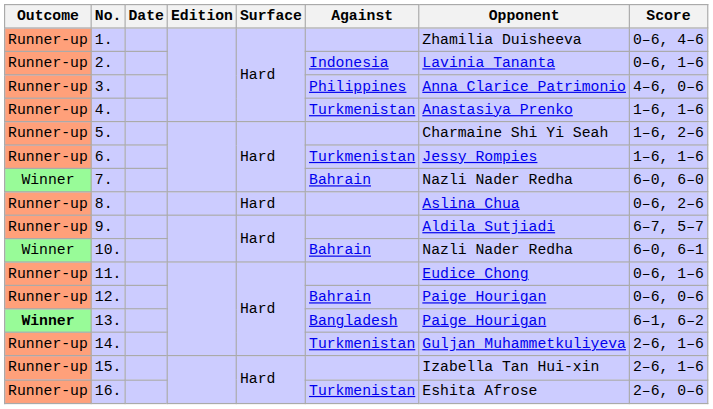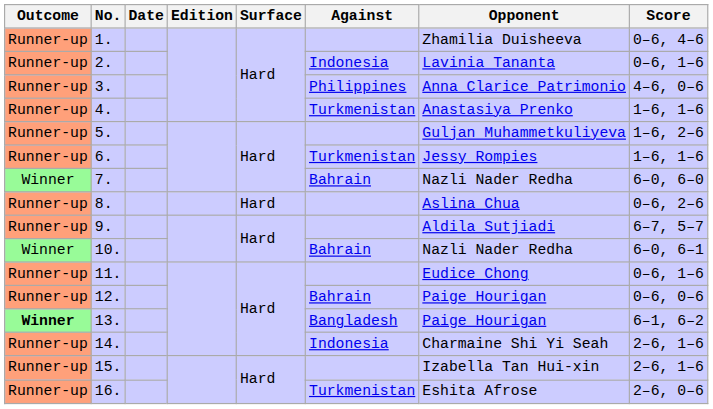(515, 133) Charmaine Shi Yi Seah -> (524, 133) Guljan Muhammetkuliyeva
(362, 344) Turkmenistan -> (349, 344) Indonesia
(524, 344) Guljan Muhammetkuliyeva -> (515, 344) Charmaine Shi Yi Seah
